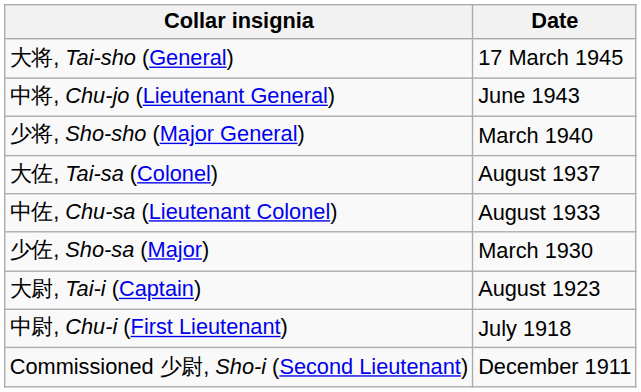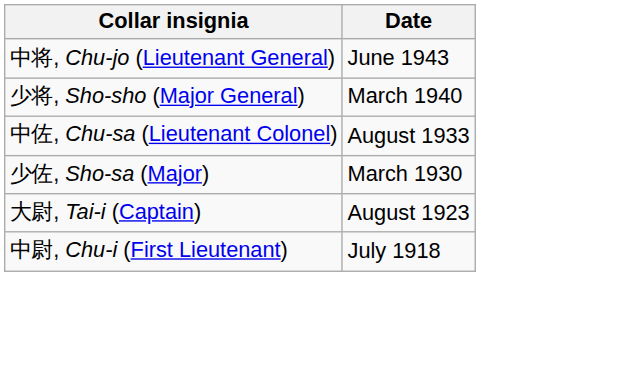- row: (122, 57)
- row: (114, 173)
- row: (239, 366)
